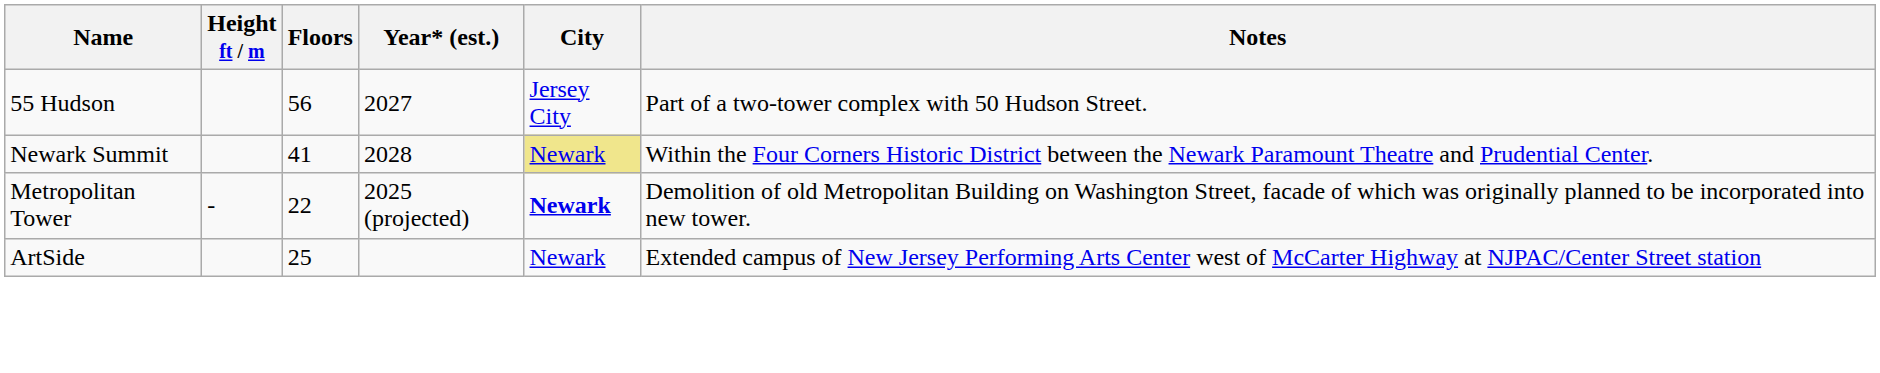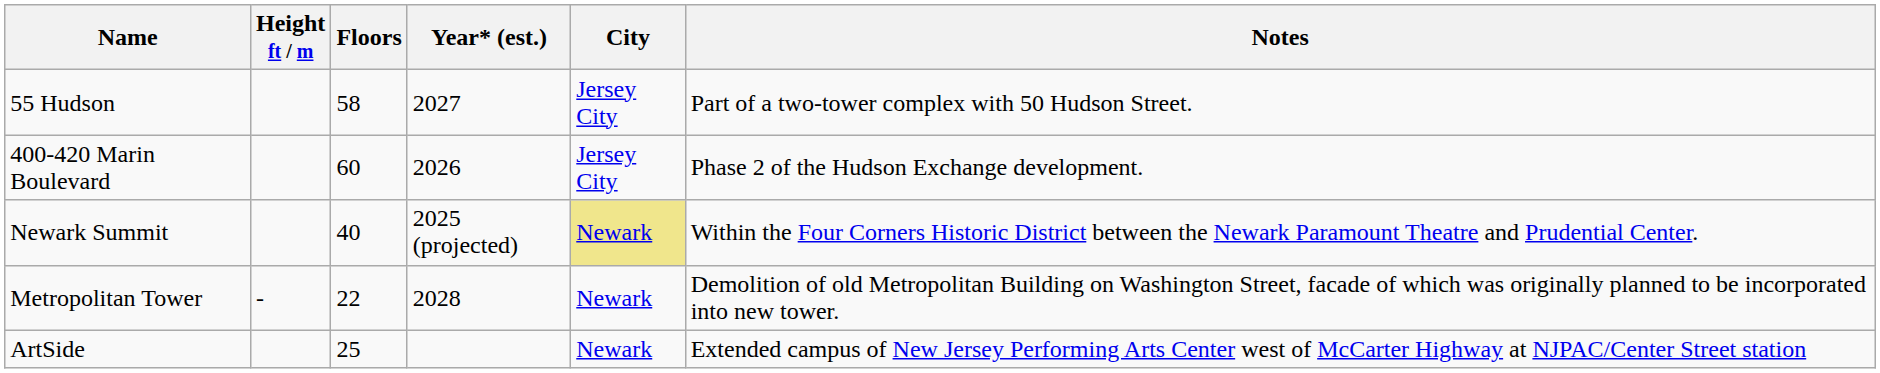(300, 102) 56 -> (348, 102) 58
+ row: (83, 167)
(300, 153) 41 -> (348, 232) 40
(388, 153) 2028 -> (465, 232) 2025 (projected)
(417, 205) 2025 (projected) -> (437, 297) 2028
(570, 205) bold -> (614, 297) normal
